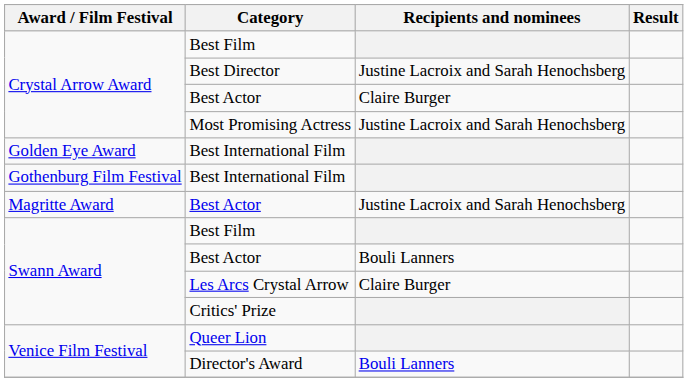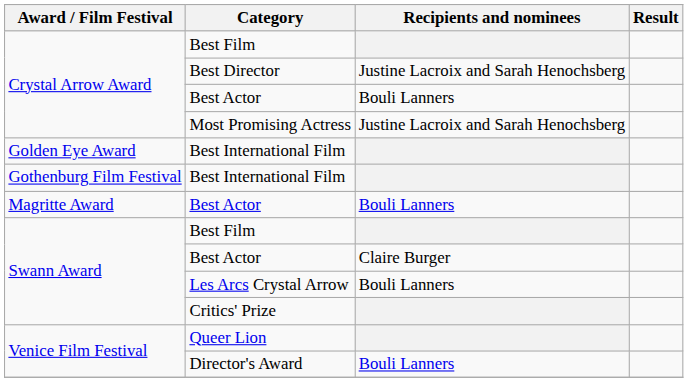(404, 97) Claire Burger -> (406, 97) Bouli Lanners
(492, 204) Justine Lacroix and Sarah Henochsberg -> (406, 204) Bouli Lanners
(406, 257) Bouli Lanners -> (404, 257) Claire Burger
(404, 284) Claire Burger -> (406, 284) Bouli Lanners
